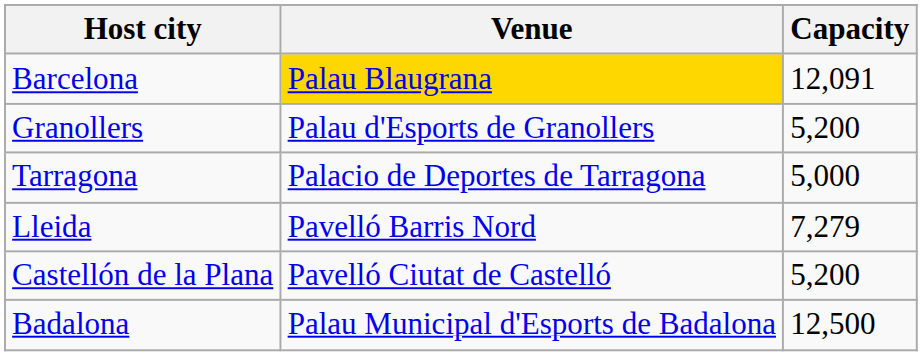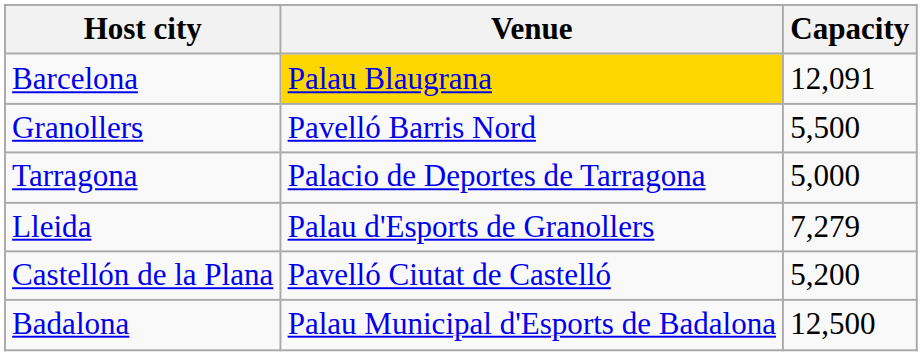(471, 127) Palau d'Esports de Granollers -> (412, 127) Pavelló Barris Nord
(825, 127) 5,200 -> (825, 127) 5,500
(412, 226) Pavelló Barris Nord -> (471, 226) Palau d'Esports de Granollers
